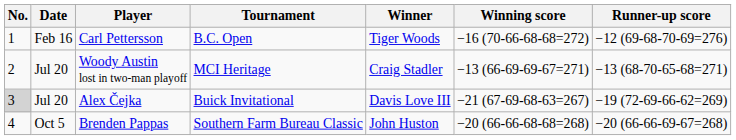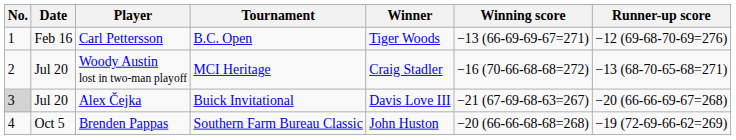(523, 38) −16 (70-66-68-68=272) -> (523, 38) −13 (66-69-69-67=271)
(523, 69) −13 (66-69-69-67=271) -> (523, 69) −16 (70-66-68-68=272)
(661, 100) −19 (72-69-66-62=269) -> (661, 100) −20 (66-66-69-67=268)
(661, 123) −20 (66-66-69-67=268) -> (661, 123) −19 (72-69-66-62=269)
